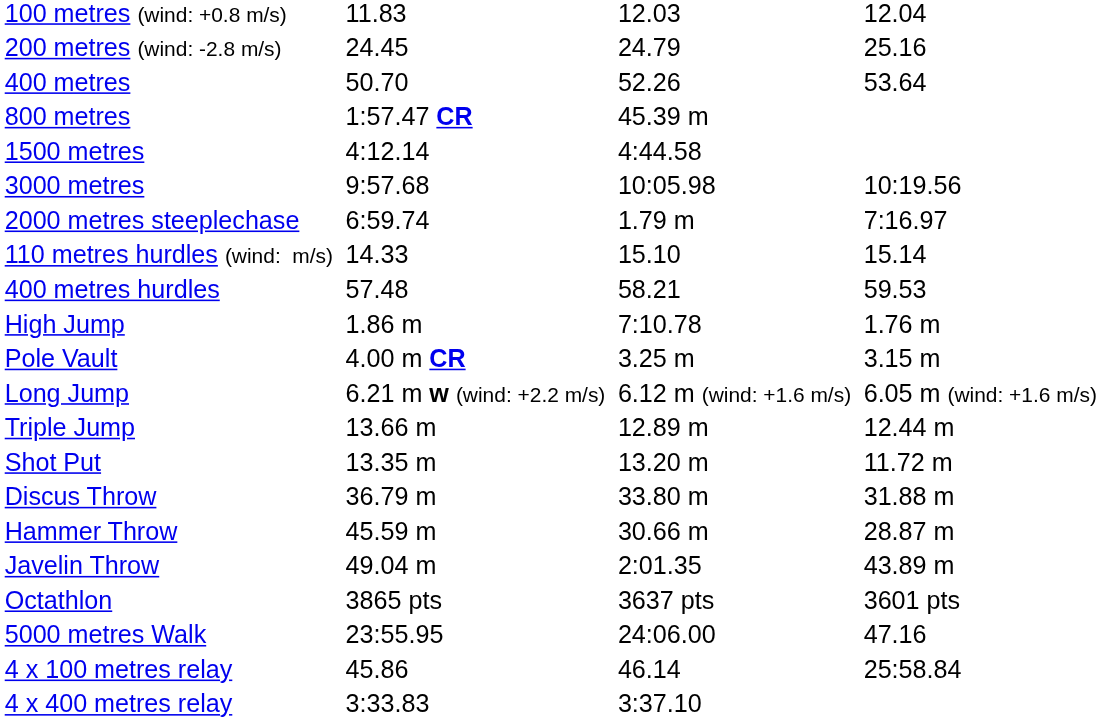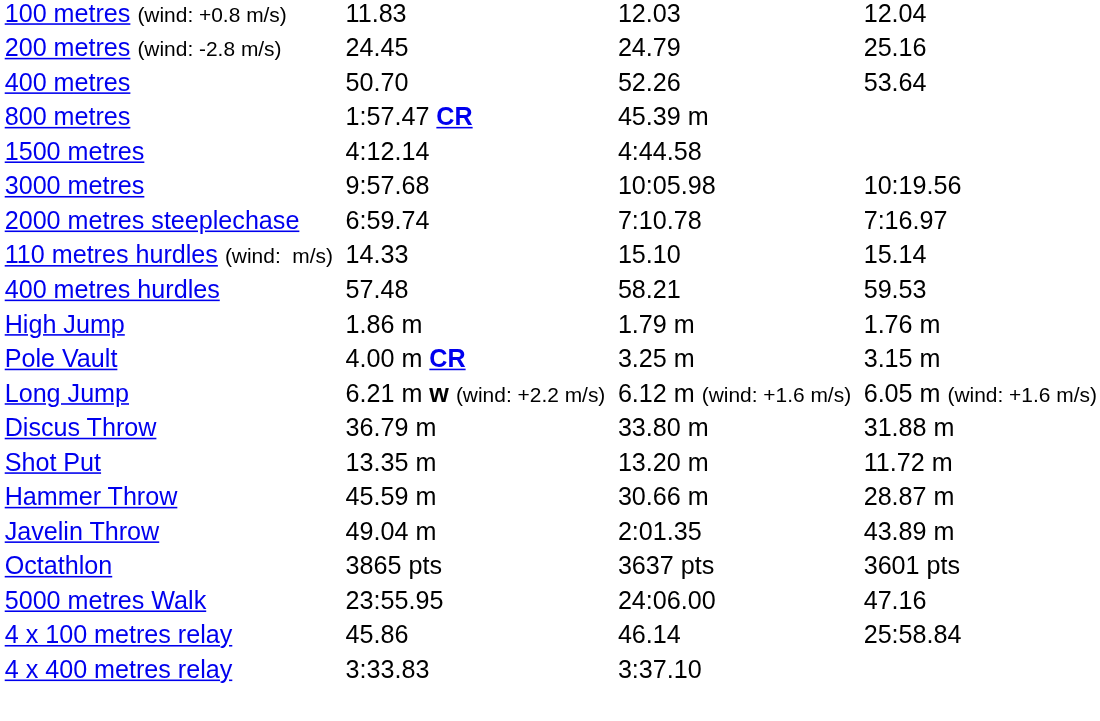(656, 220) 1.79 m -> (660, 220) 7:10.78
(660, 324) 7:10.78 -> (656, 324) 1.79 m
- row: (70, 428)
rows swapped: (53, 462) <-> (81, 497)
